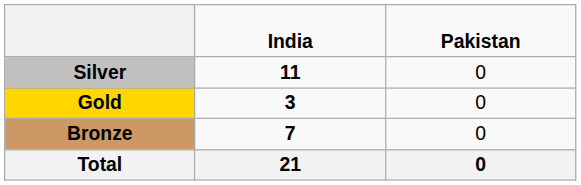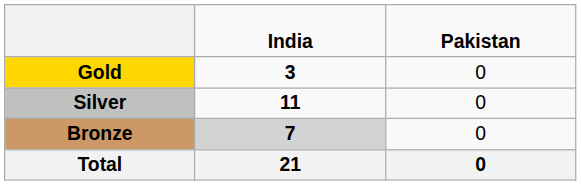rows swapped: (100, 103) <-> (100, 72)
(290, 133) no background -> (290, 133) lightgrey background
